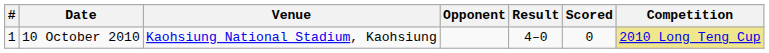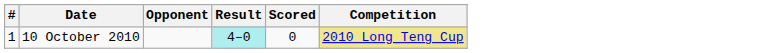- column: (291, 15)
(536, 37) no background -> (239, 37) paleturquoise background
